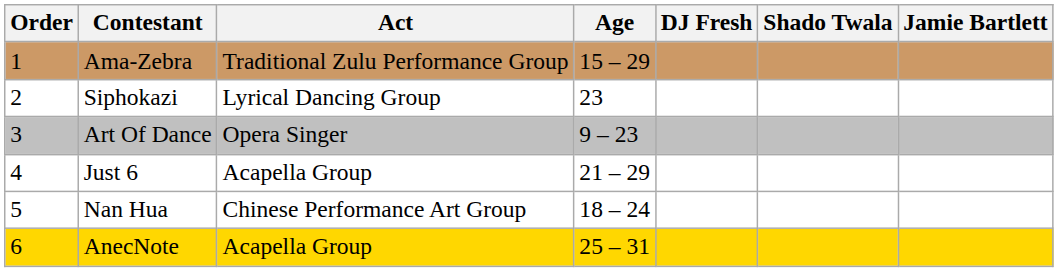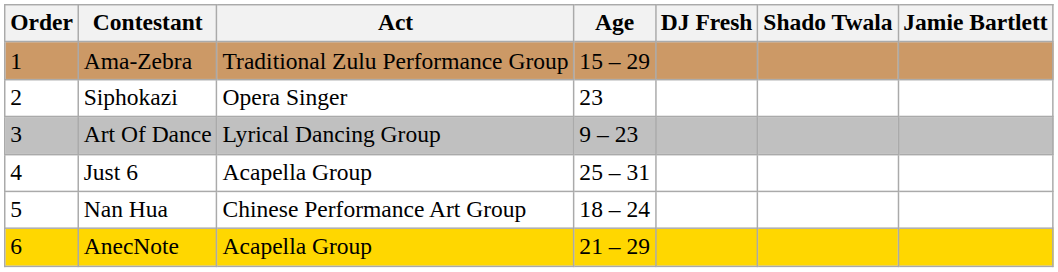(332, 97) Lyrical Dancing Group -> (285, 97) Opera Singer
(285, 135) Opera Singer -> (332, 135) Lyrical Dancing Group
(615, 172) 21 – 29 -> (615, 172) 25 – 31
(615, 246) 25 – 31 -> (615, 246) 21 – 29
